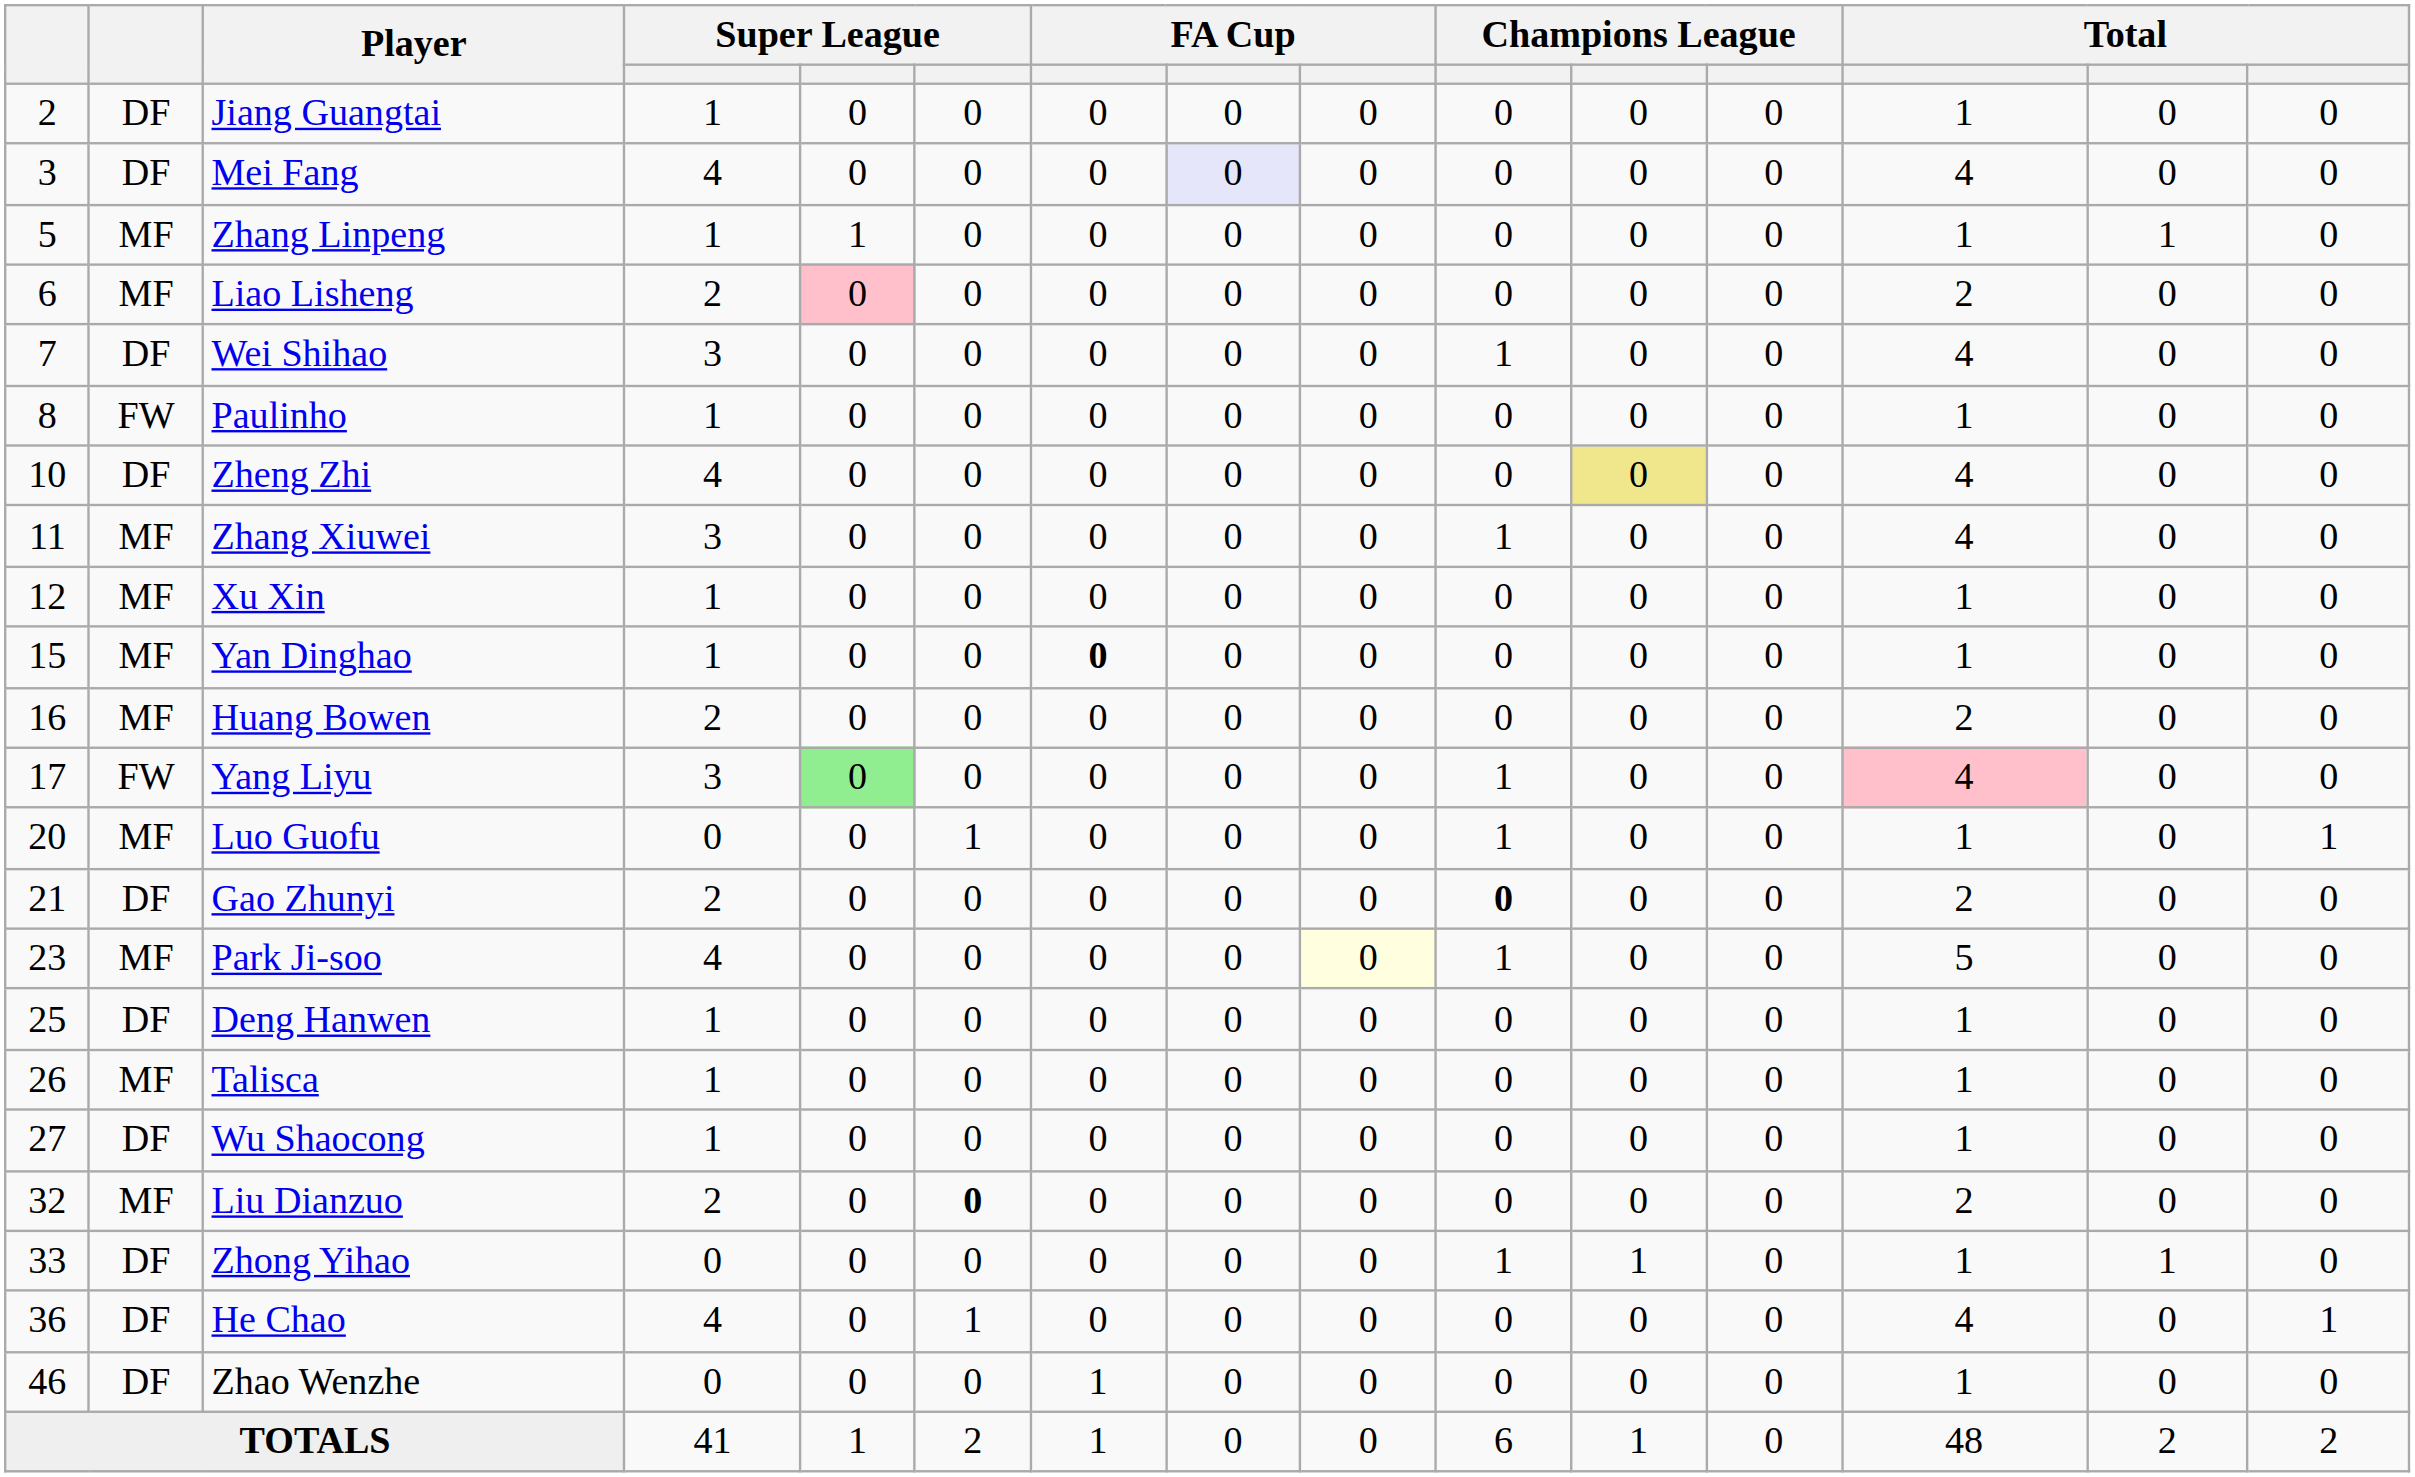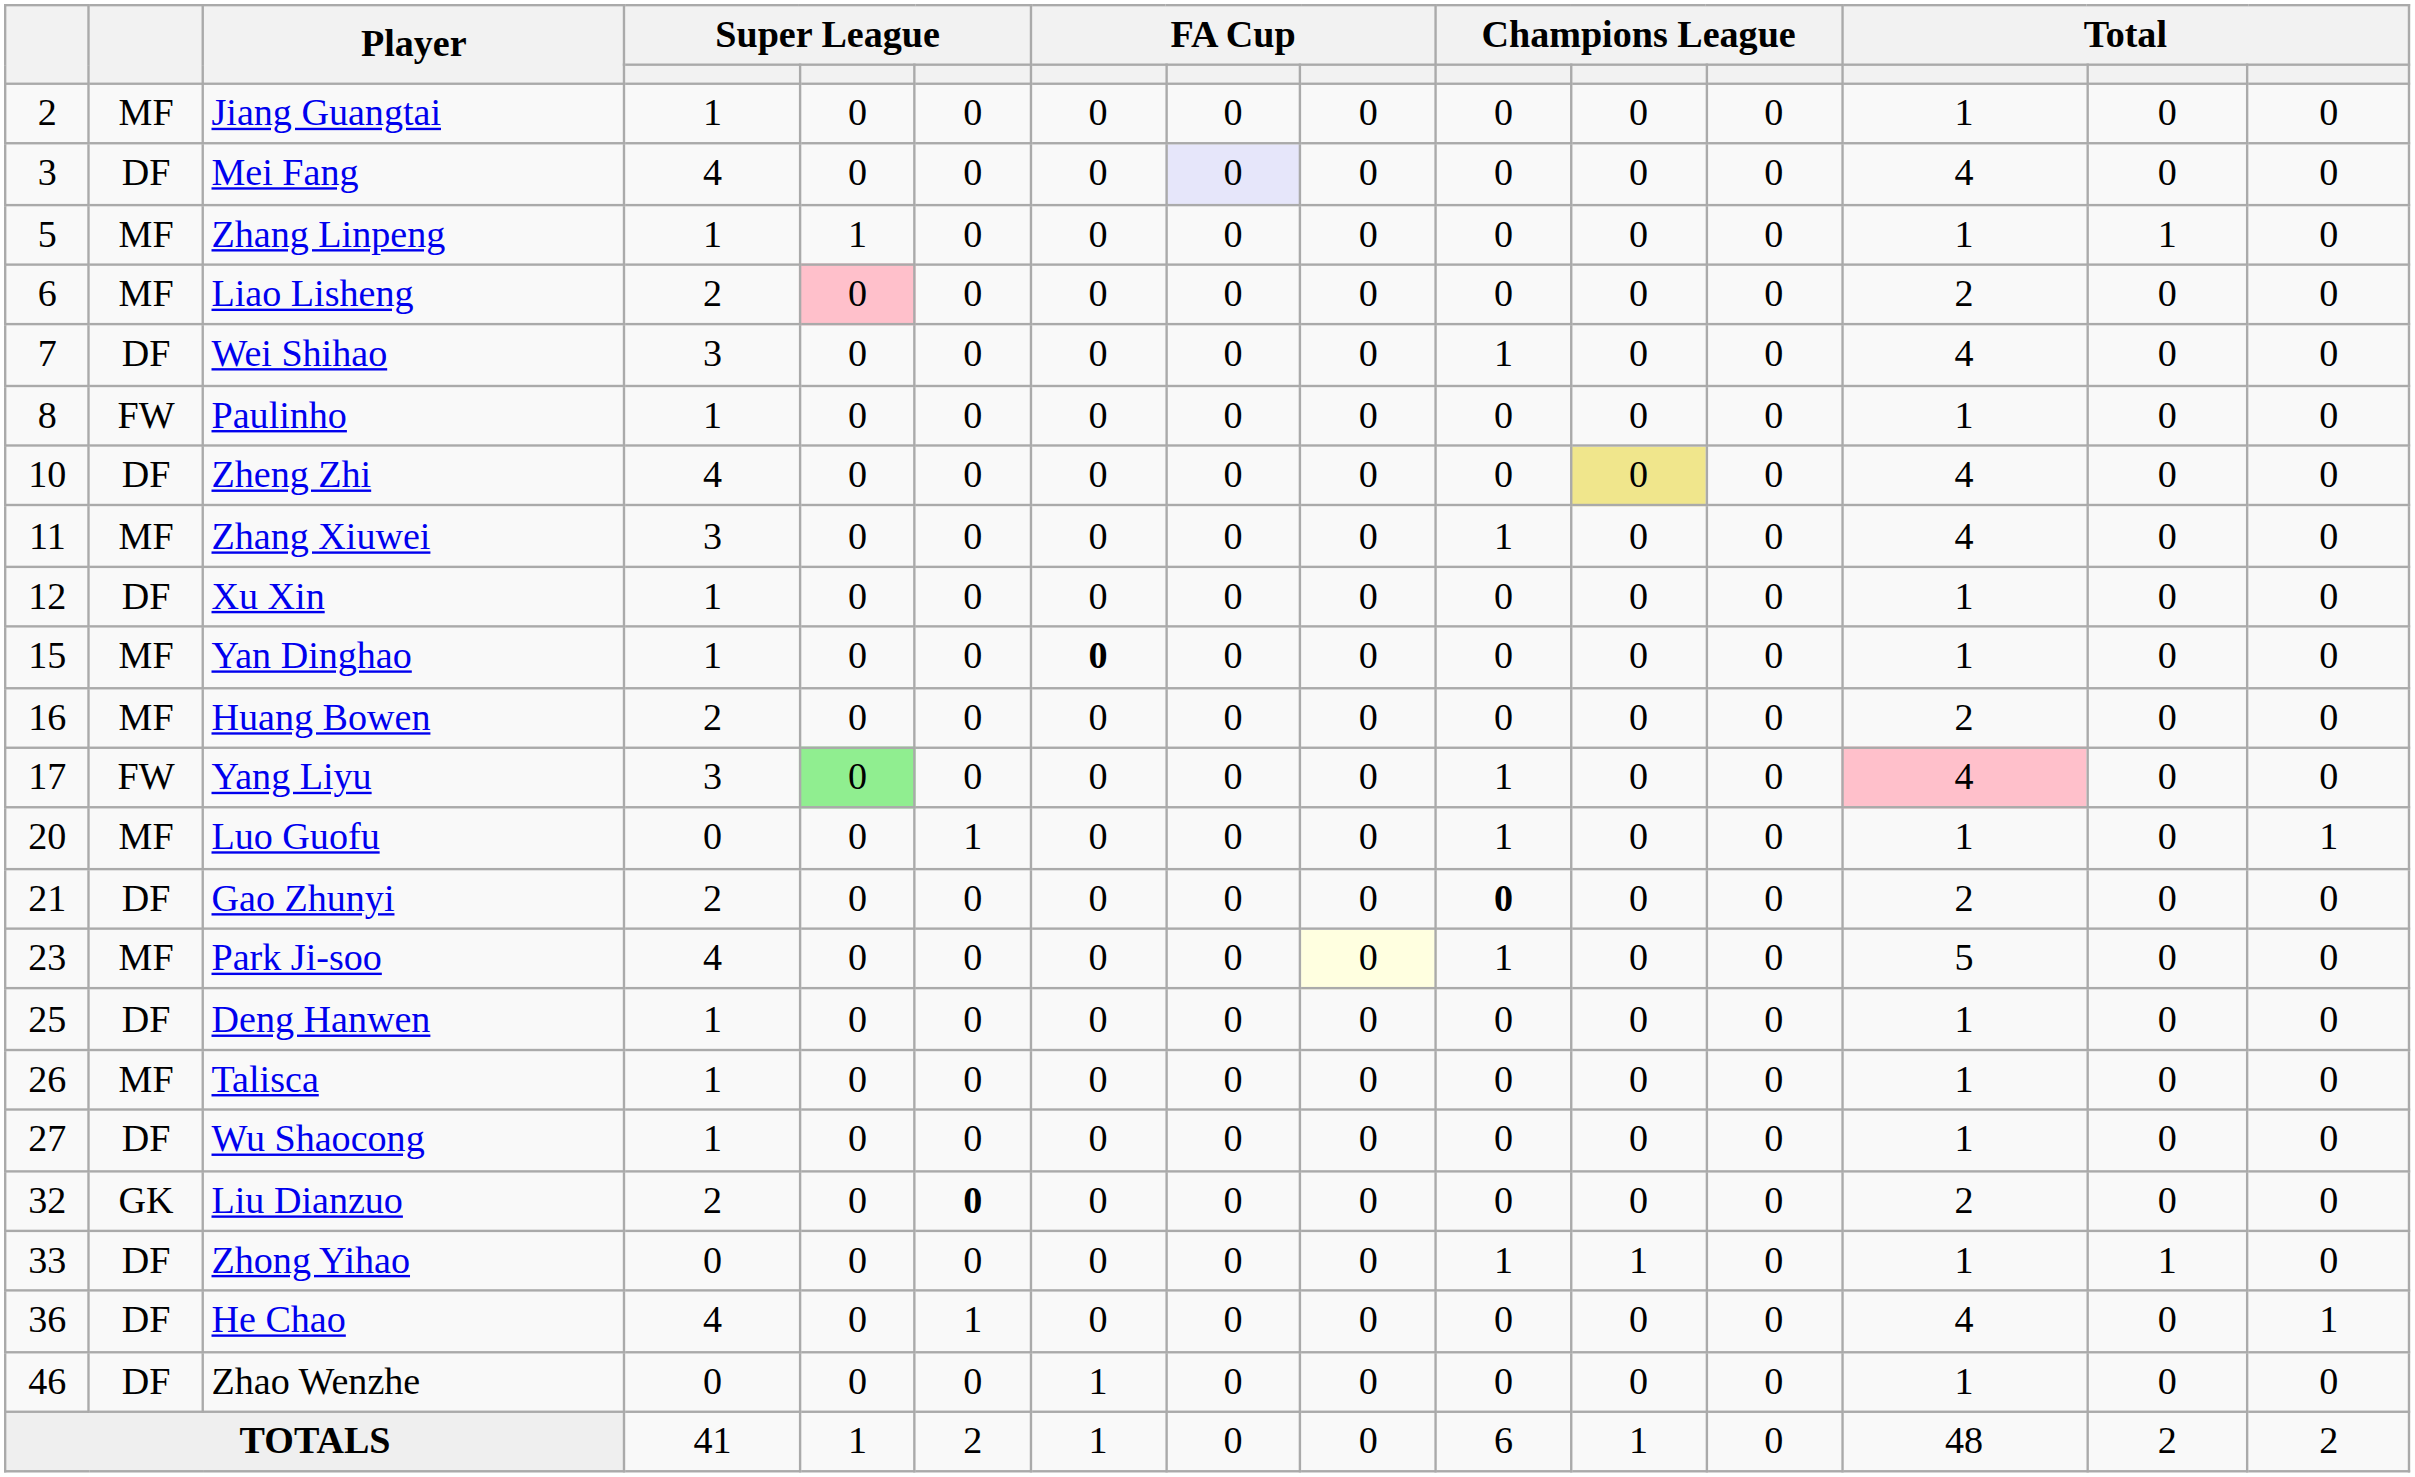(146, 112) DF -> (146, 112) MF
(146, 595) MF -> (146, 595) DF
(146, 1199) MF -> (146, 1199) GK
